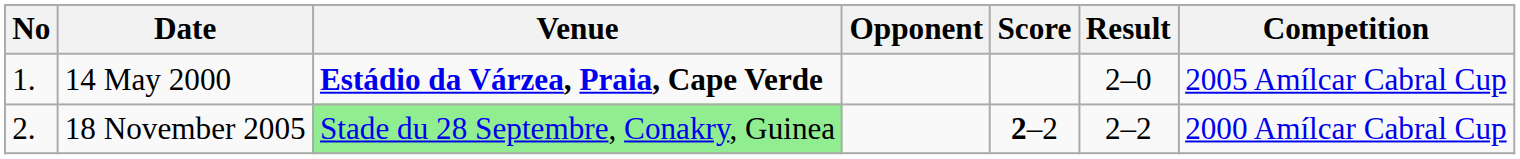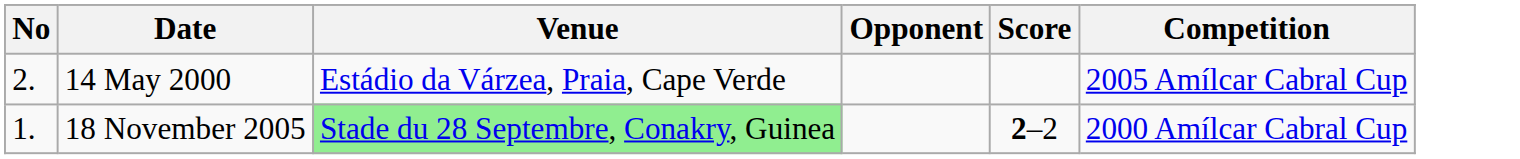- column: (1128, 29)
(24, 78) 1. -> (24, 78) 2.
(571, 78) bold -> (553, 78) normal
(24, 128) 2. -> (24, 128) 1.
